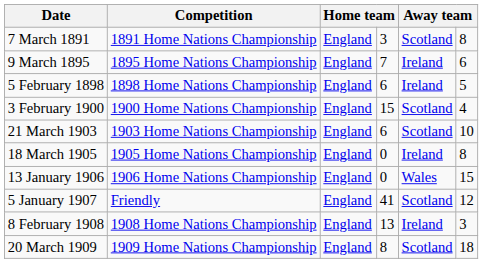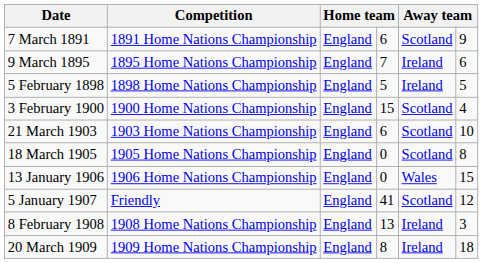(383, 39) 3 -> (383, 39) 6
(463, 39) 8 -> (463, 39) 9
(383, 85) 6 -> (383, 85) 5
(422, 154) Ireland -> (427, 154) Scotland
(427, 246) Scotland -> (422, 246) Ireland
